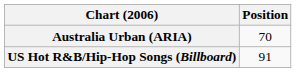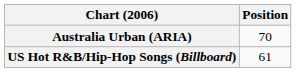(265, 57) 91 -> (265, 57) 61
